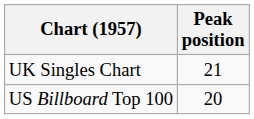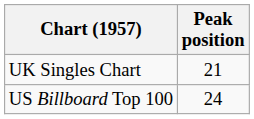(213, 98) 20 -> (213, 98) 24
